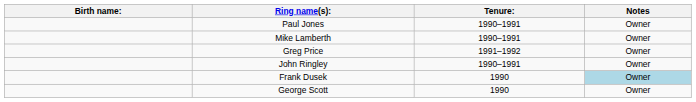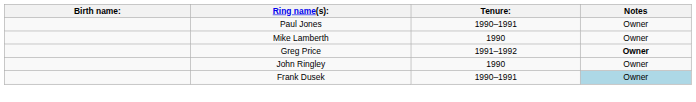(499, 37) 1990–1991 -> (496, 37) 1990
(638, 50) normal -> (636, 50) bold
(499, 64) 1990–1991 -> (496, 64) 1990
(499, 77) 1990 -> (496, 77) 1990–1991
- row: (303, 90)
